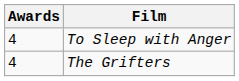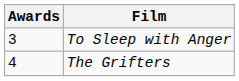(12, 40) 4 -> (12, 40) 3
